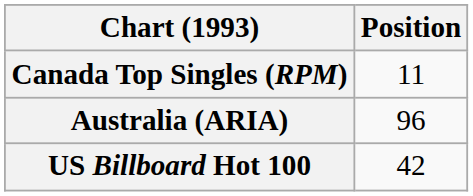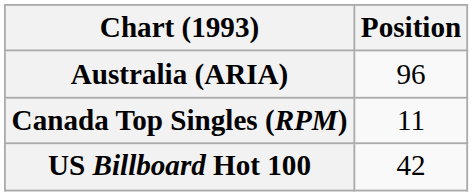rows swapped: (180, 119) <-> (180, 73)
